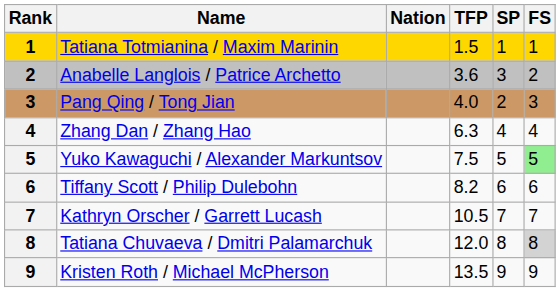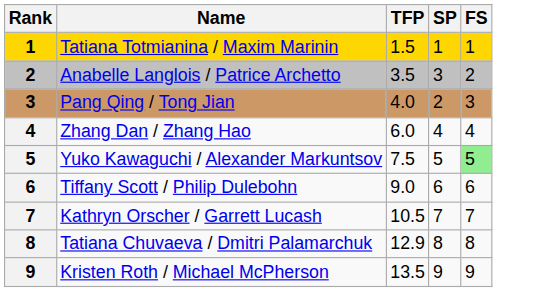- column: (418, 18)
(466, 74) 3.6 -> (403, 74) 3.5
(466, 131) 6.3 -> (403, 131) 6.0
(466, 187) 8.2 -> (403, 187) 9.0
(471, 243) 12.0 -> (408, 243) 12.9
(533, 243) lightgrey background -> (470, 243) no background
